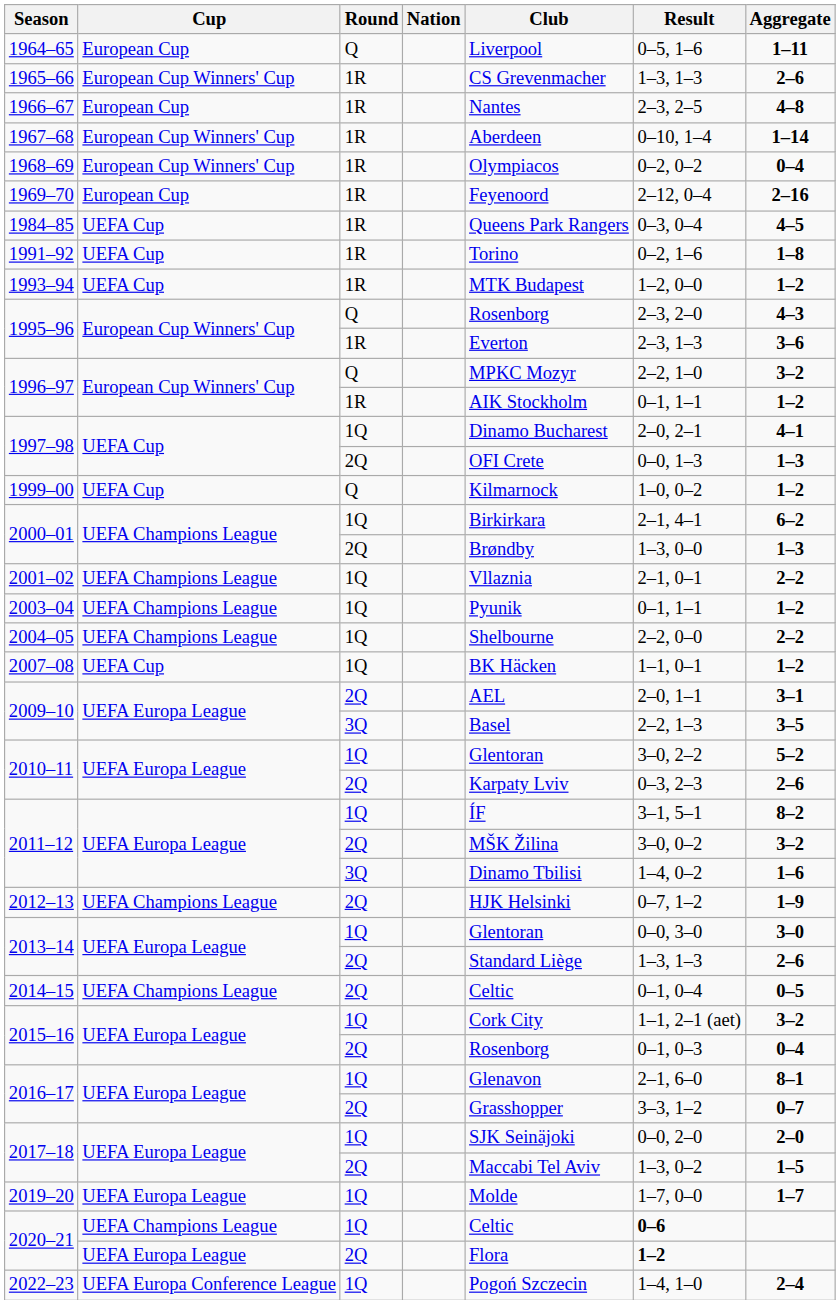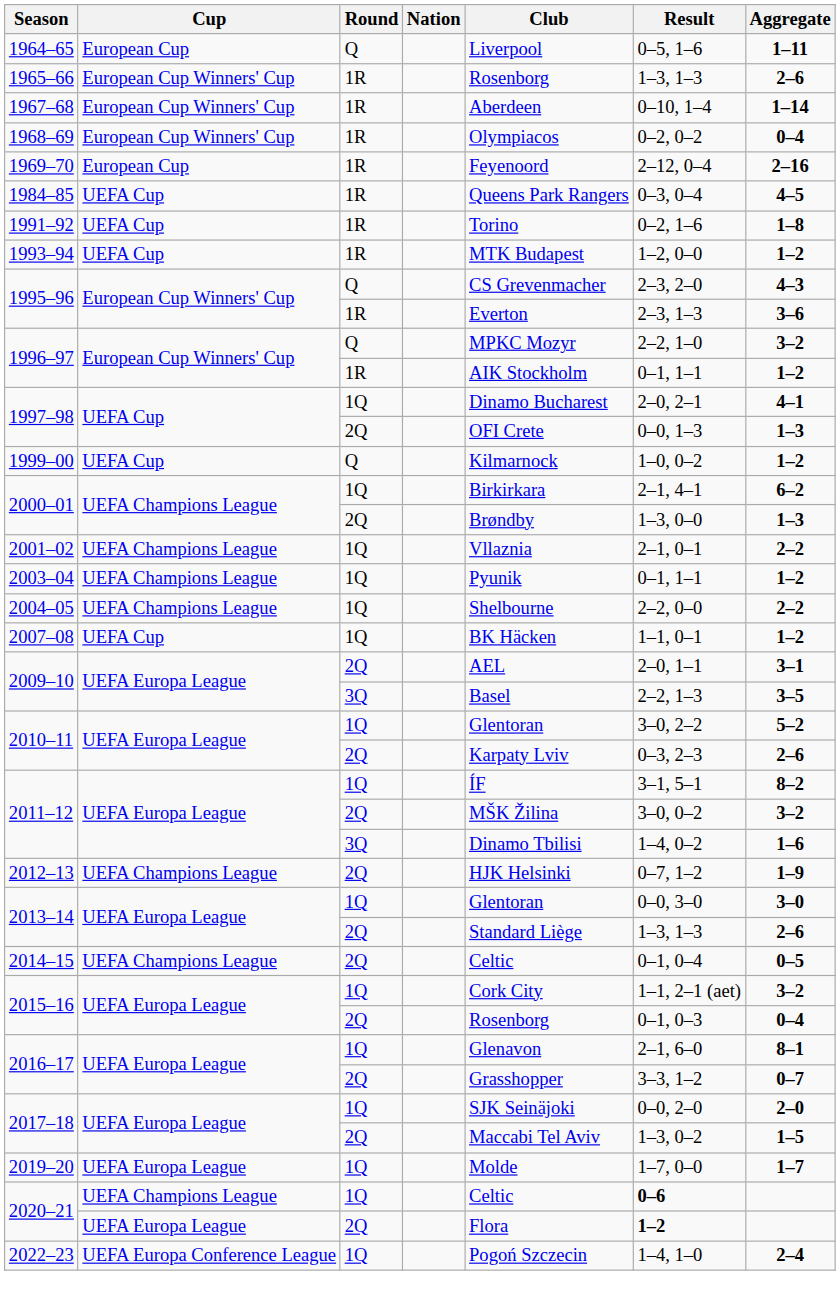(537, 78) CS Grevenmacher -> (509, 78) Rosenborg
- row: (41, 107)
(509, 313) Rosenborg -> (537, 284) CS Grevenmacher
